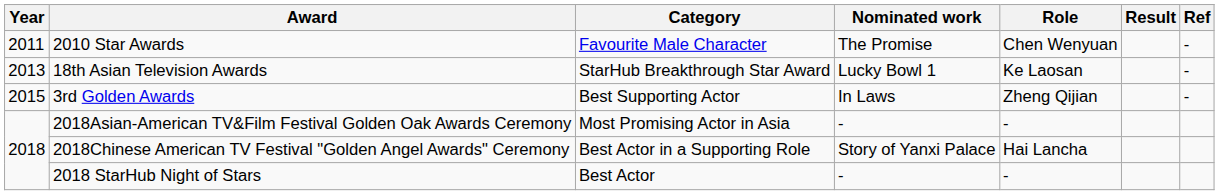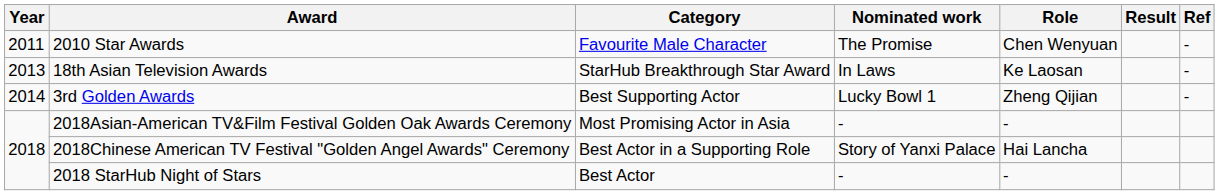(887, 70) Lucky Bowl 1 -> (867, 70) In Laws
(27, 96) 2015 -> (27, 96) 2014
(867, 96) In Laws -> (887, 96) Lucky Bowl 1
